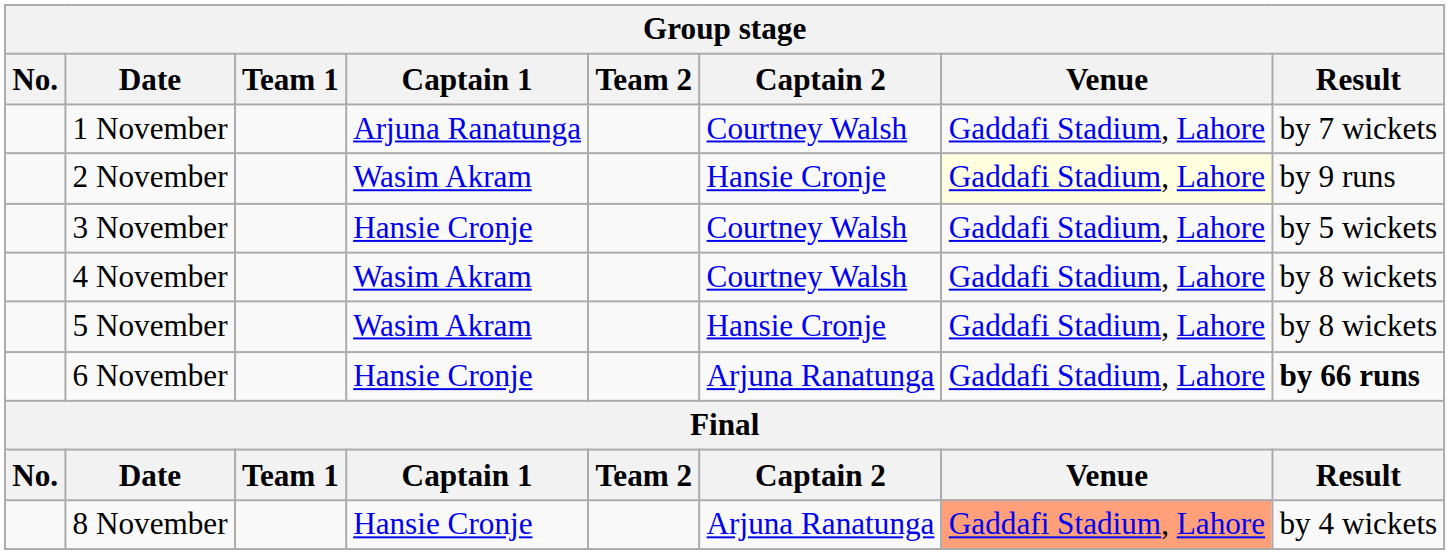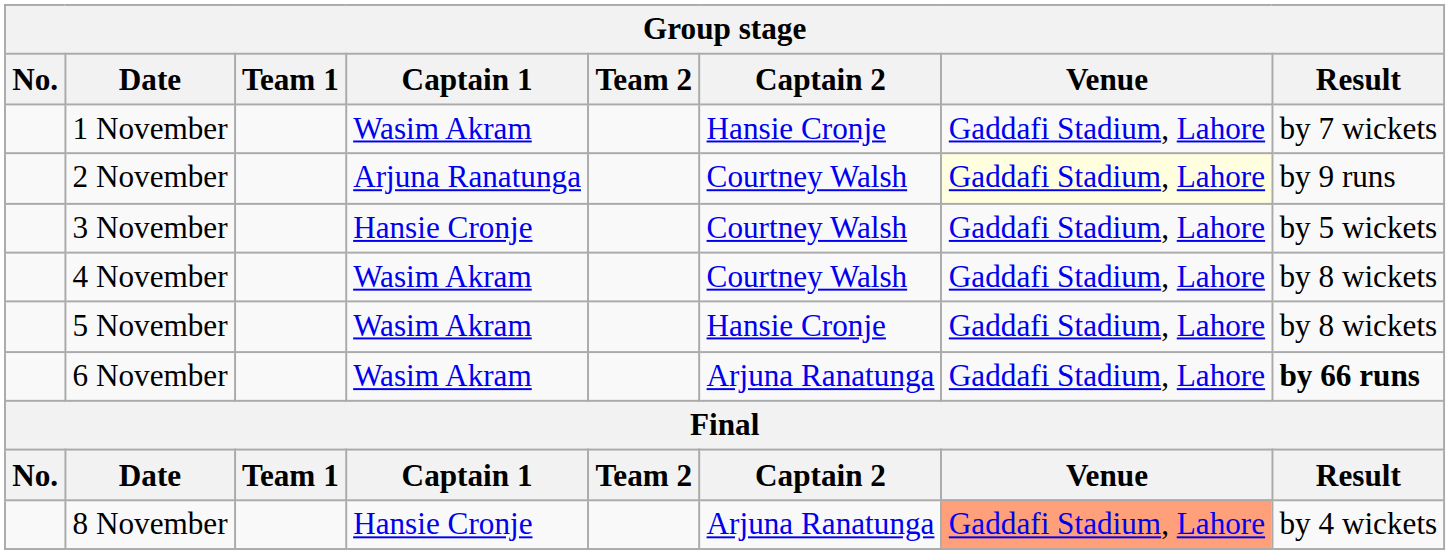(467, 128) Arjuna Ranatunga -> (442, 128) Wasim Akram
(807, 128) Courtney Walsh -> (796, 128) Hansie Cronje
(442, 177) Wasim Akram -> (467, 177) Arjuna Ranatunga
(796, 177) Hansie Cronje -> (807, 177) Courtney Walsh
(443, 375) Hansie Cronje -> (442, 375) Wasim Akram
